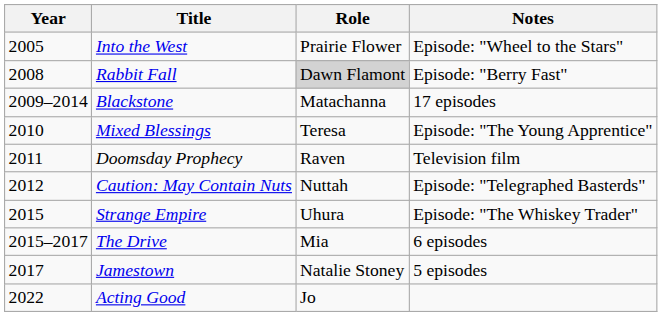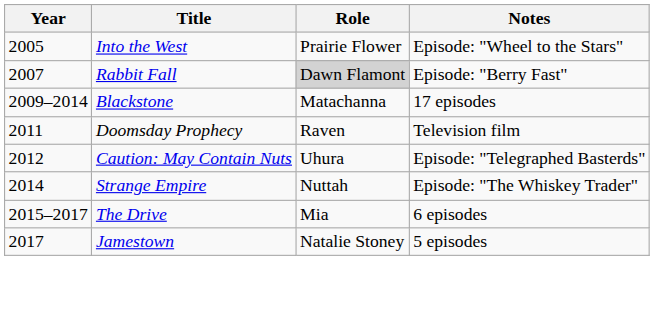(26, 74) 2008 -> (26, 74) 2007
- row: (153, 130)
(324, 185) Nuttah -> (322, 158) Uhura
(26, 213) 2015 -> (26, 185) 2014
(322, 213) Uhura -> (324, 185) Nuttah
- row: (141, 297)
